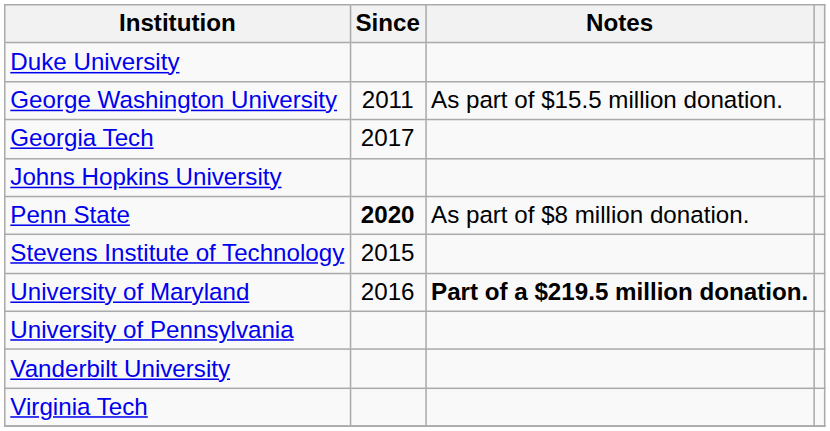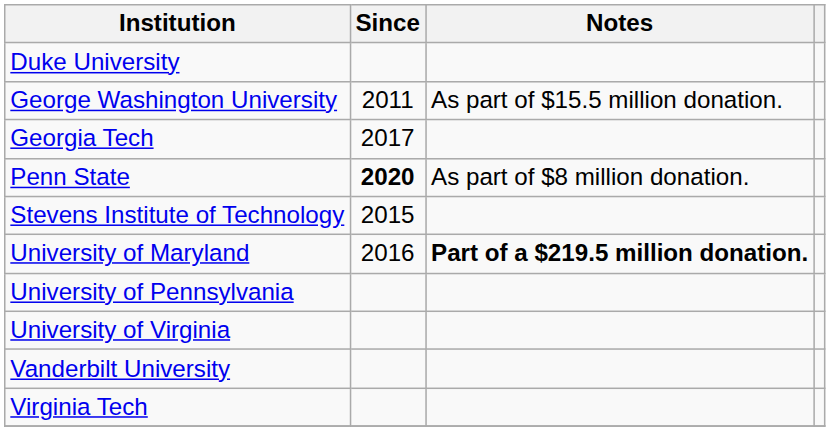- row: (146, 176)
+ row: (120, 330)
